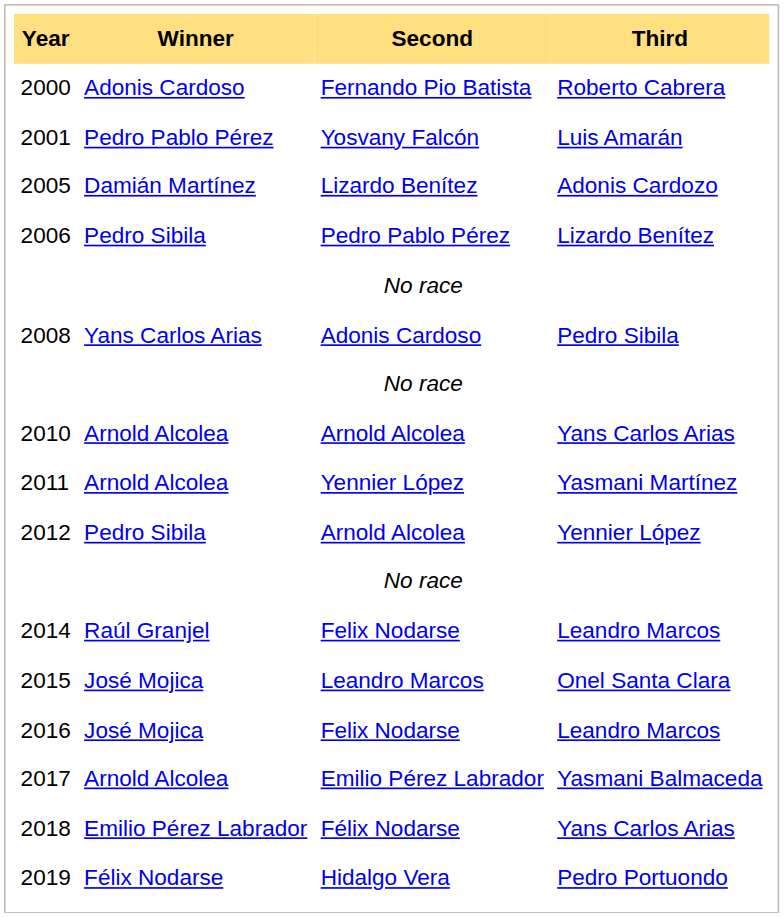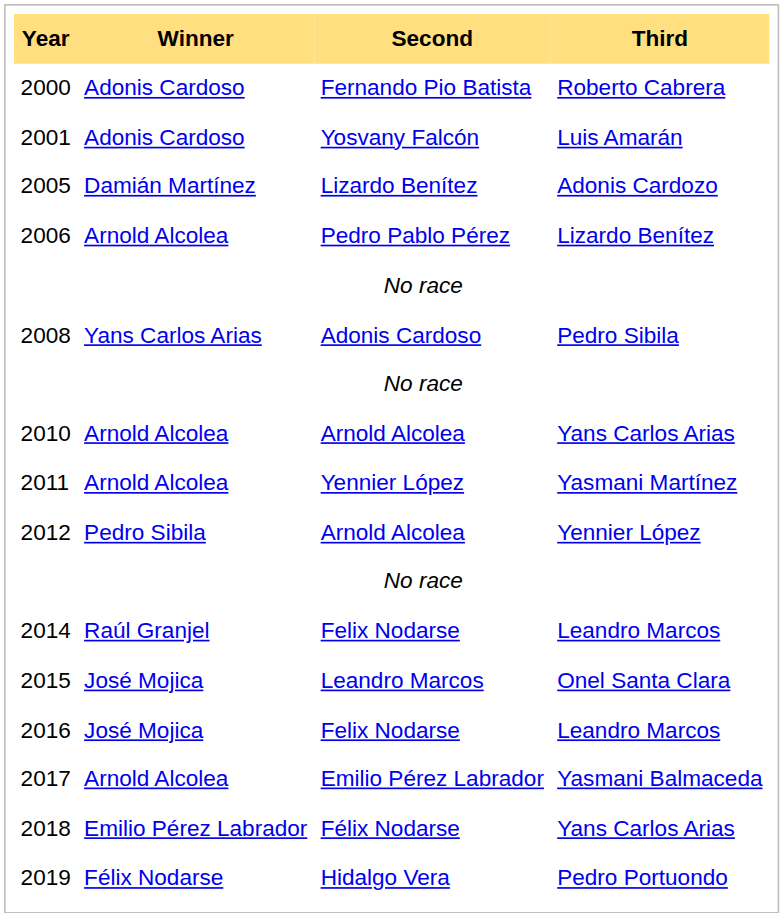(179, 137) Pedro Pablo Pérez -> (164, 137) Adonis Cardoso
(145, 236) Pedro Sibila -> (156, 236) Arnold Alcolea
